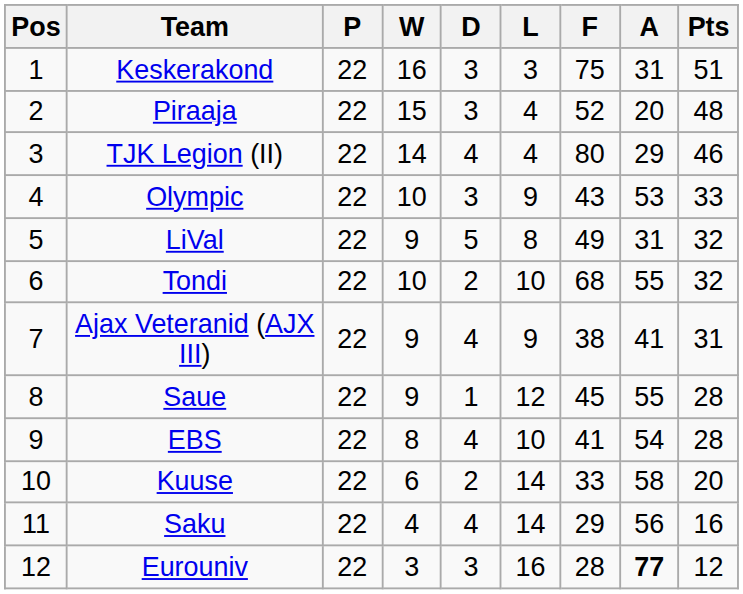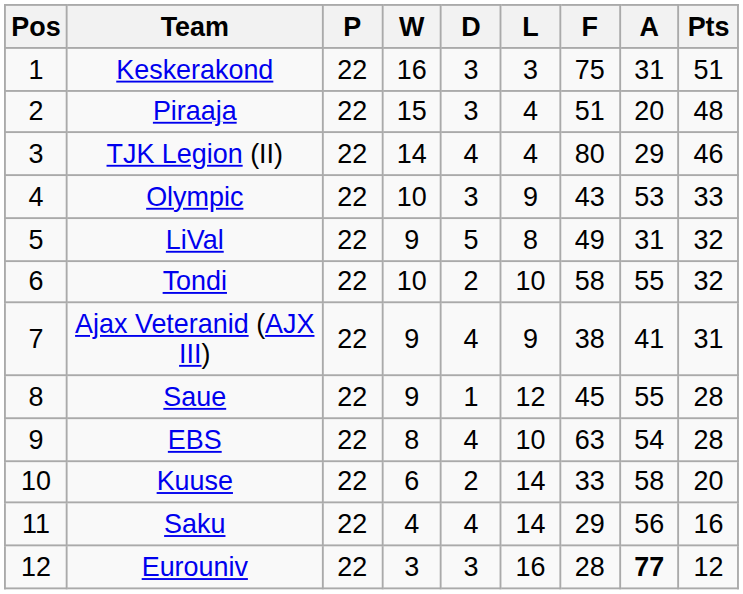(590, 112) 52 -> (590, 112) 51
(590, 282) 68 -> (590, 282) 58
(590, 439) 41 -> (590, 439) 63
